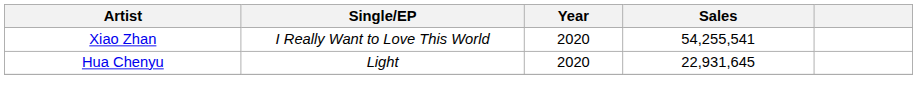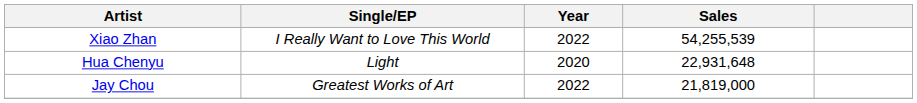(573, 39) 2020 -> (573, 39) 2022
(718, 39) 54,255,541 -> (718, 39) 54,255,539
(718, 62) 22,931,645 -> (718, 62) 22,931,648
+ row: (123, 86)
